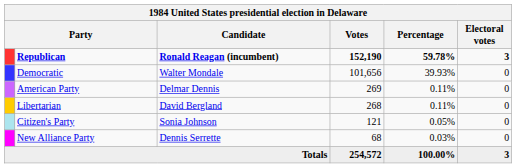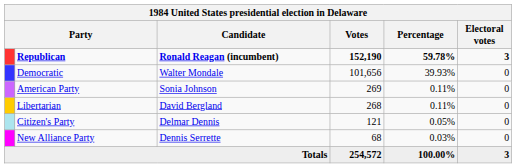(189, 89) Delmar Dennis -> (188, 89) Sonia Johnson
(188, 122) Sonia Johnson -> (189, 122) Delmar Dennis
